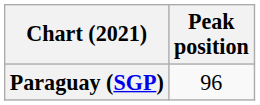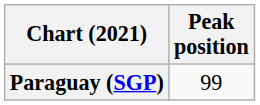(211, 81) 96 -> (211, 81) 99
